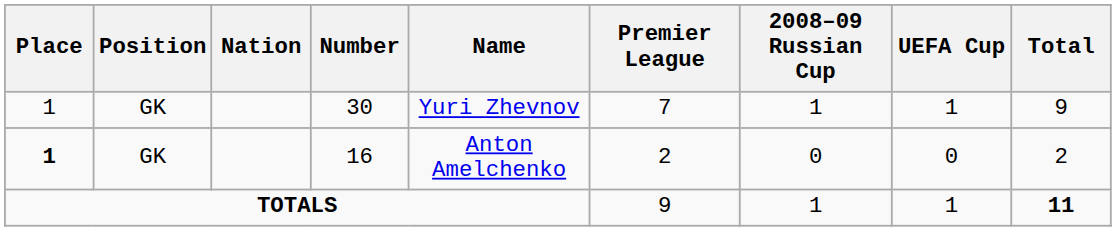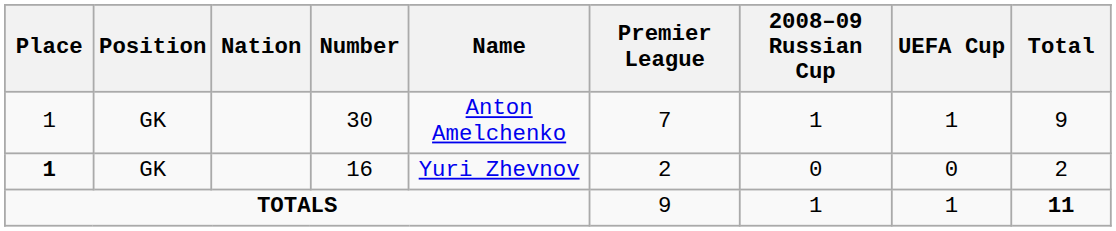(499, 110) Yuri Zhevnov -> (499, 123) Anton Amelchenko
(499, 159) Anton Amelchenko -> (499, 171) Yuri Zhevnov
